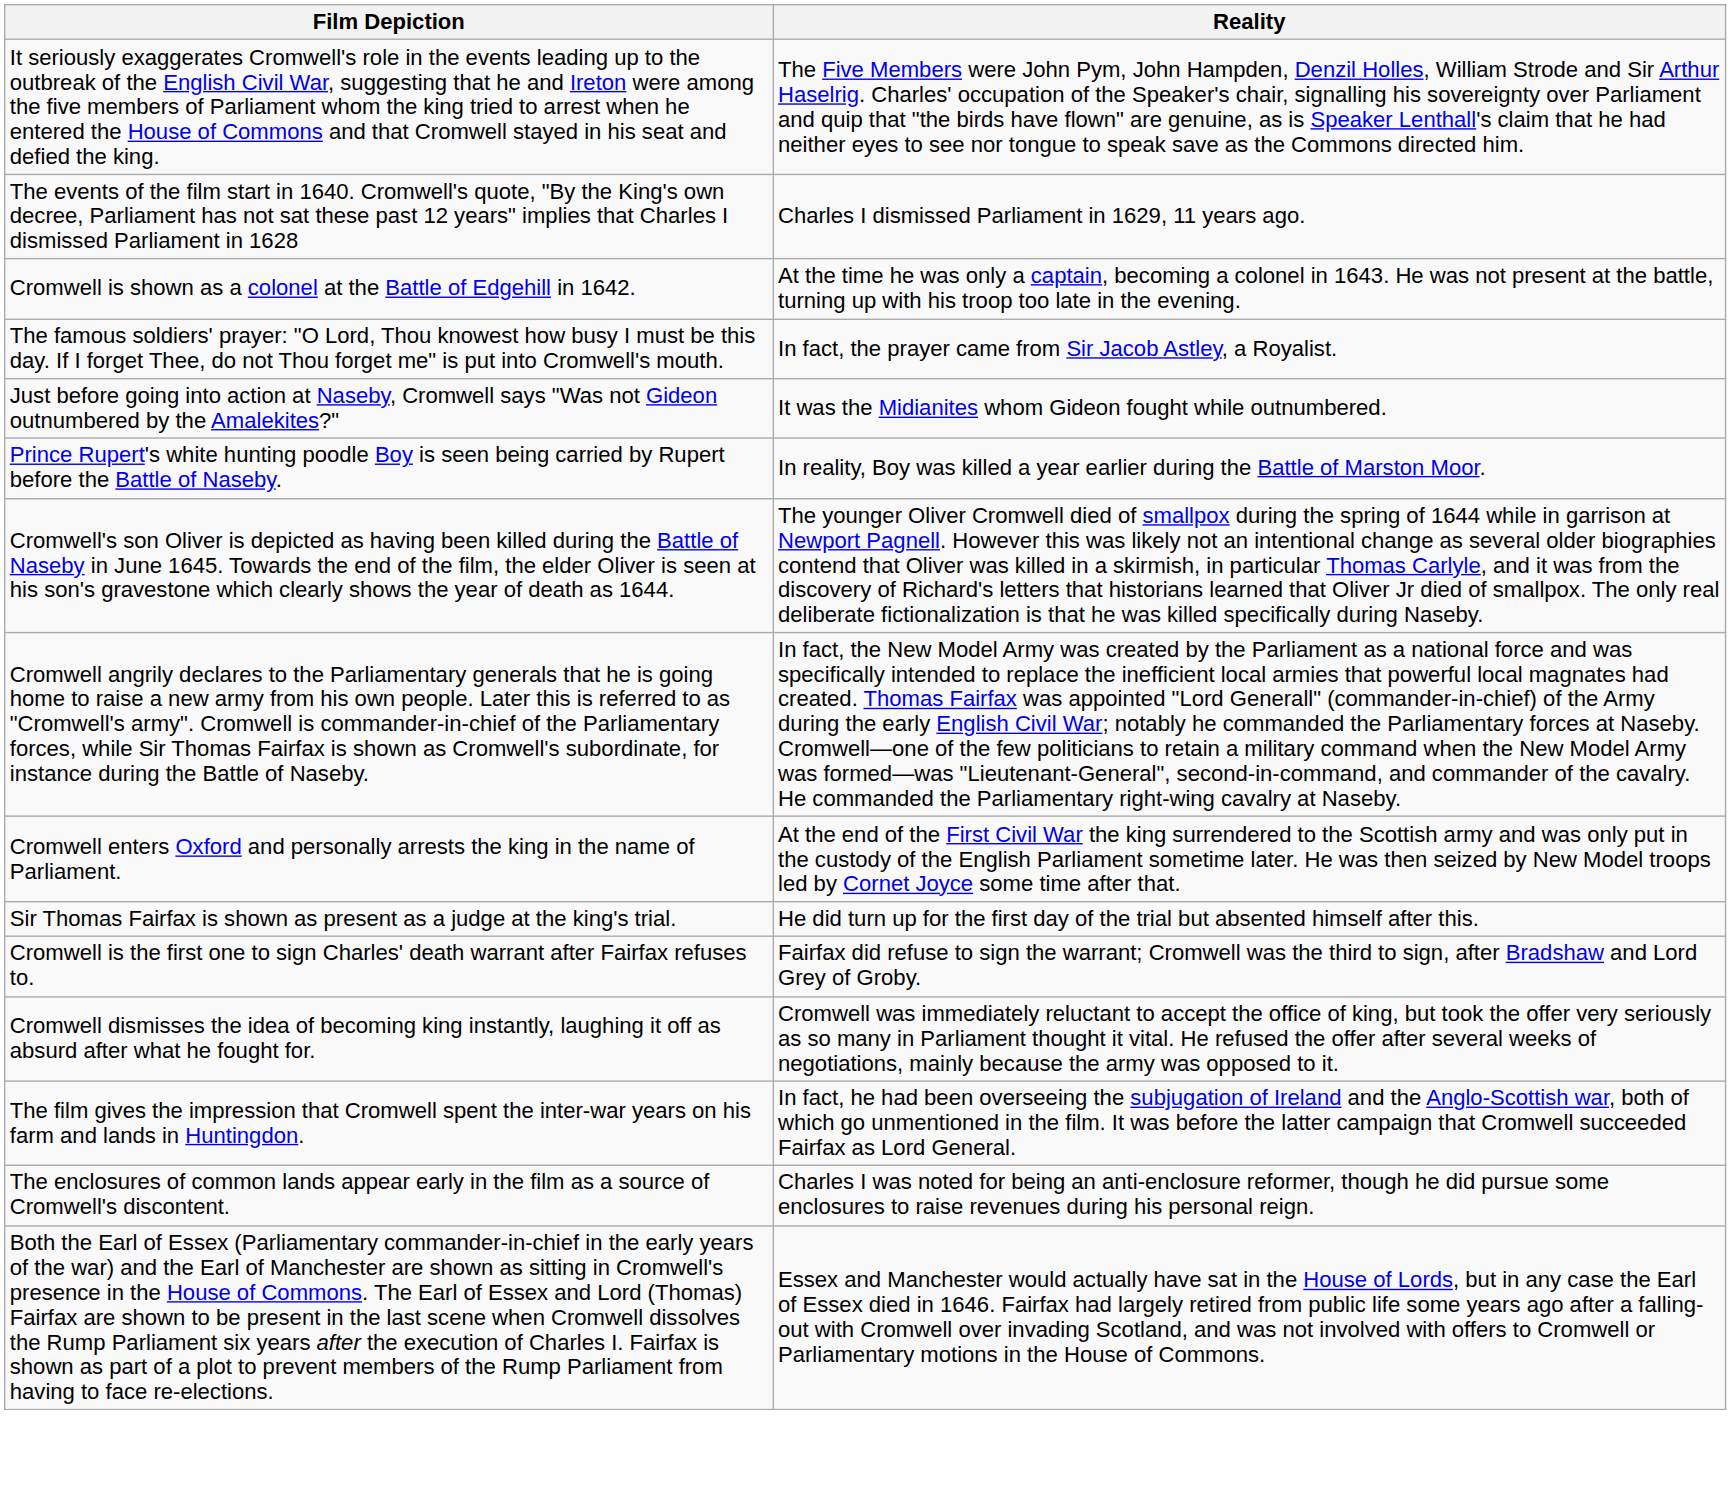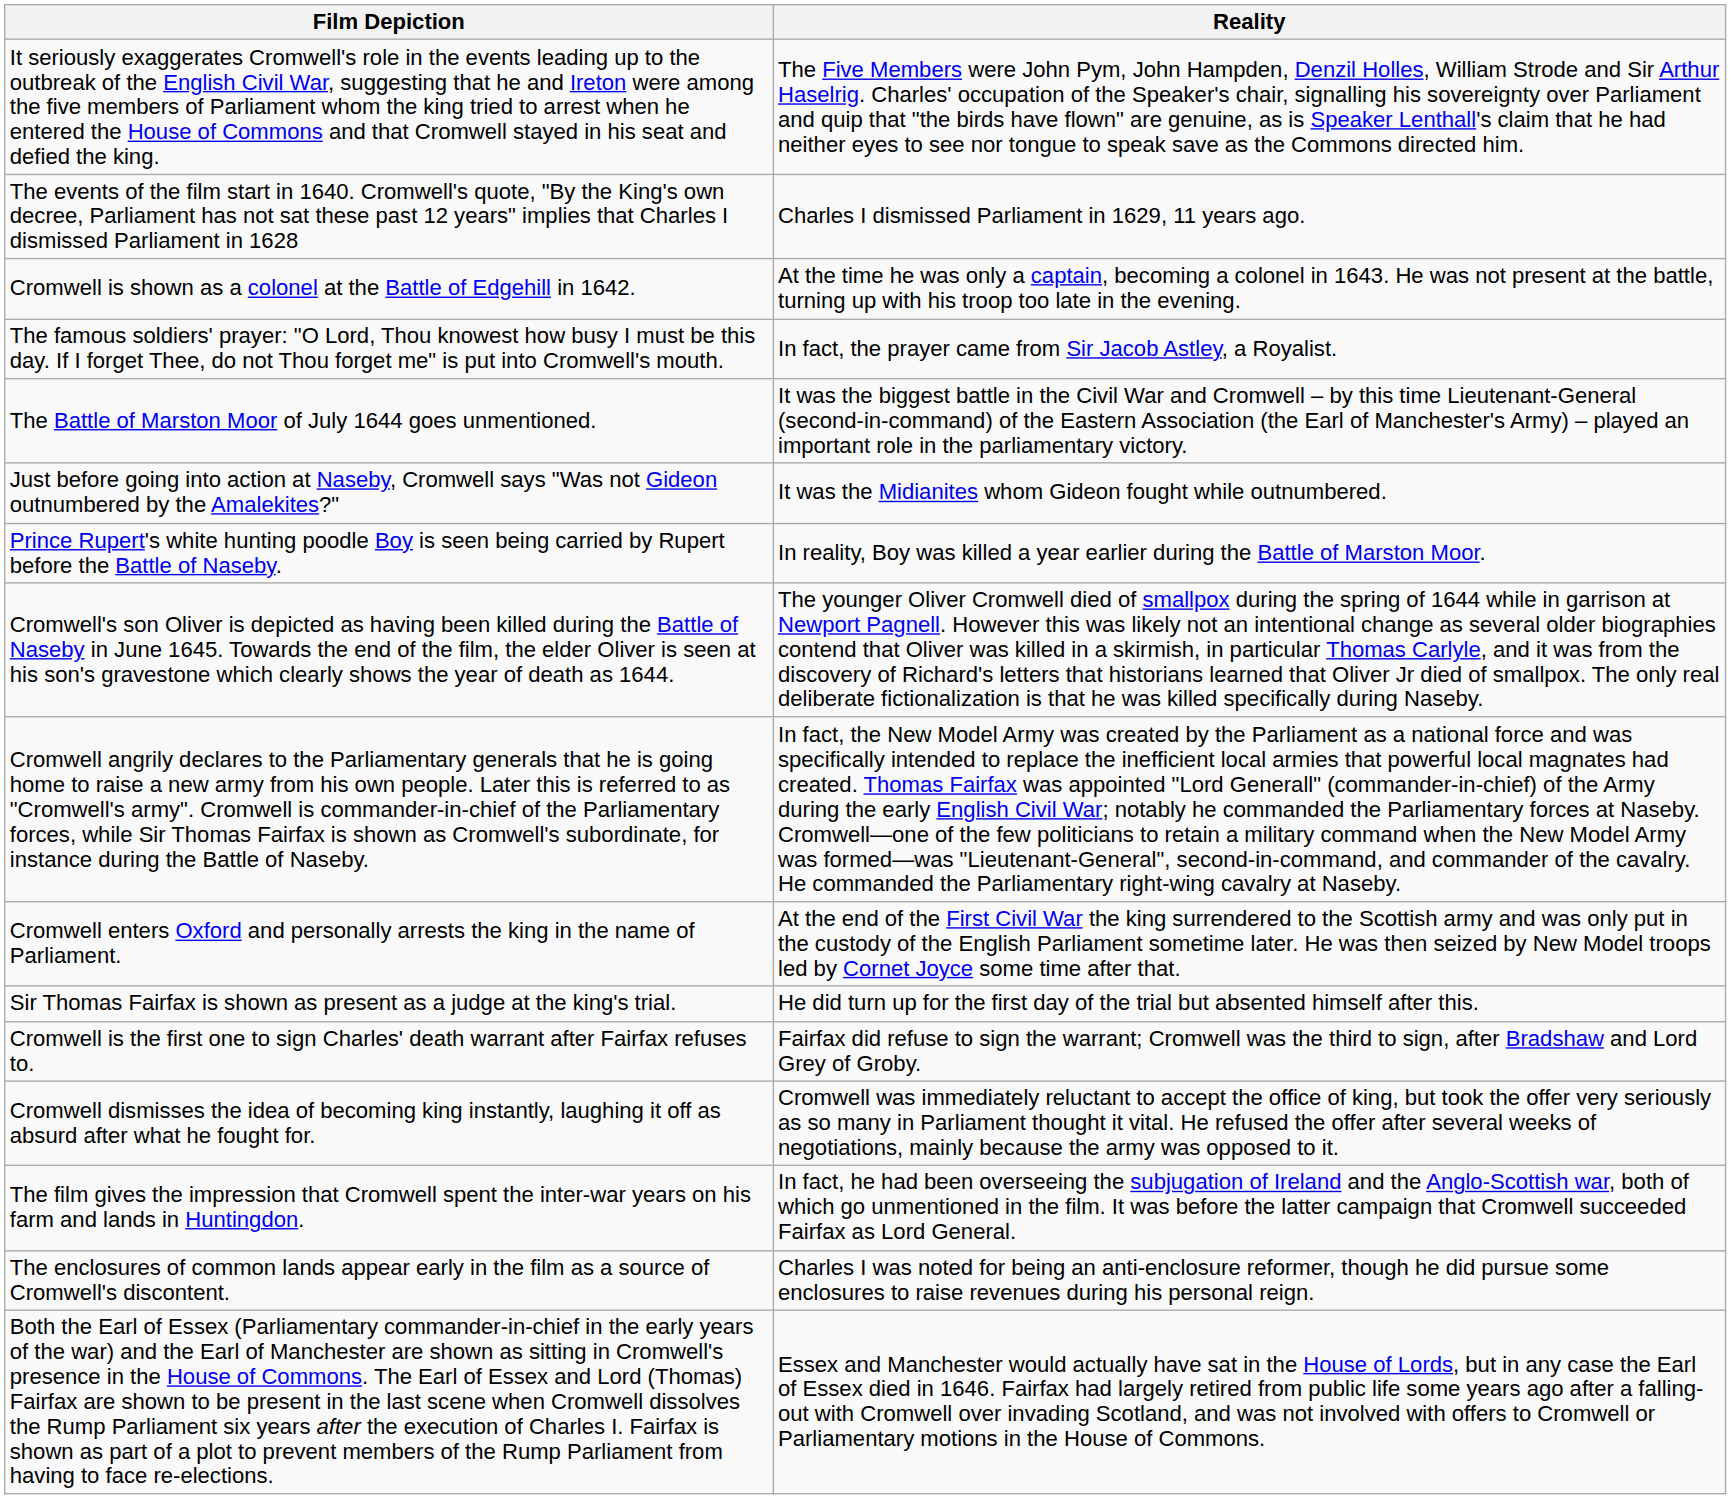+ row: (303, 420)
